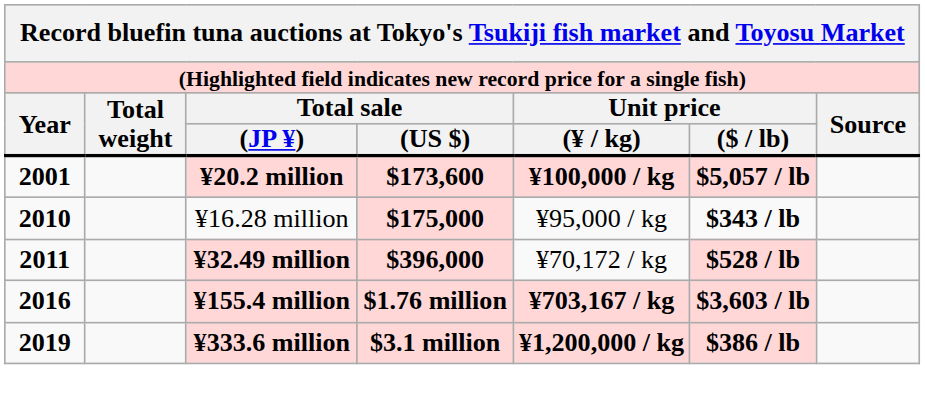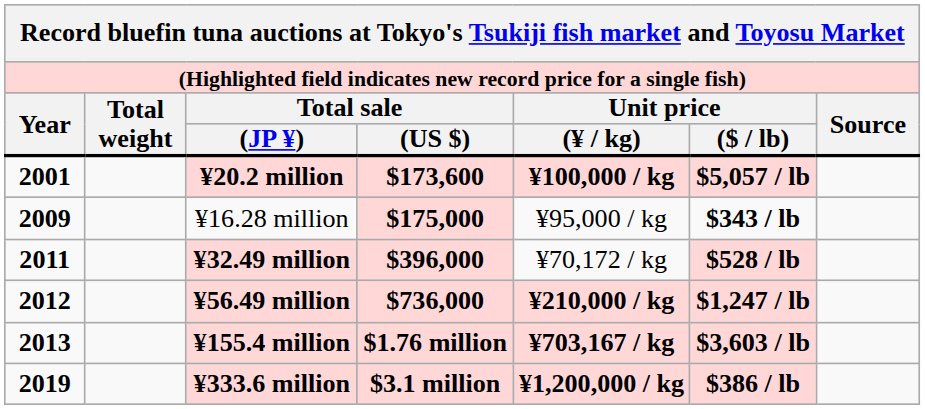(45, 218) 2010 -> (45, 218) 2009
+ row: (272, 300)
(45, 300) 2016 -> (45, 342) 2013
